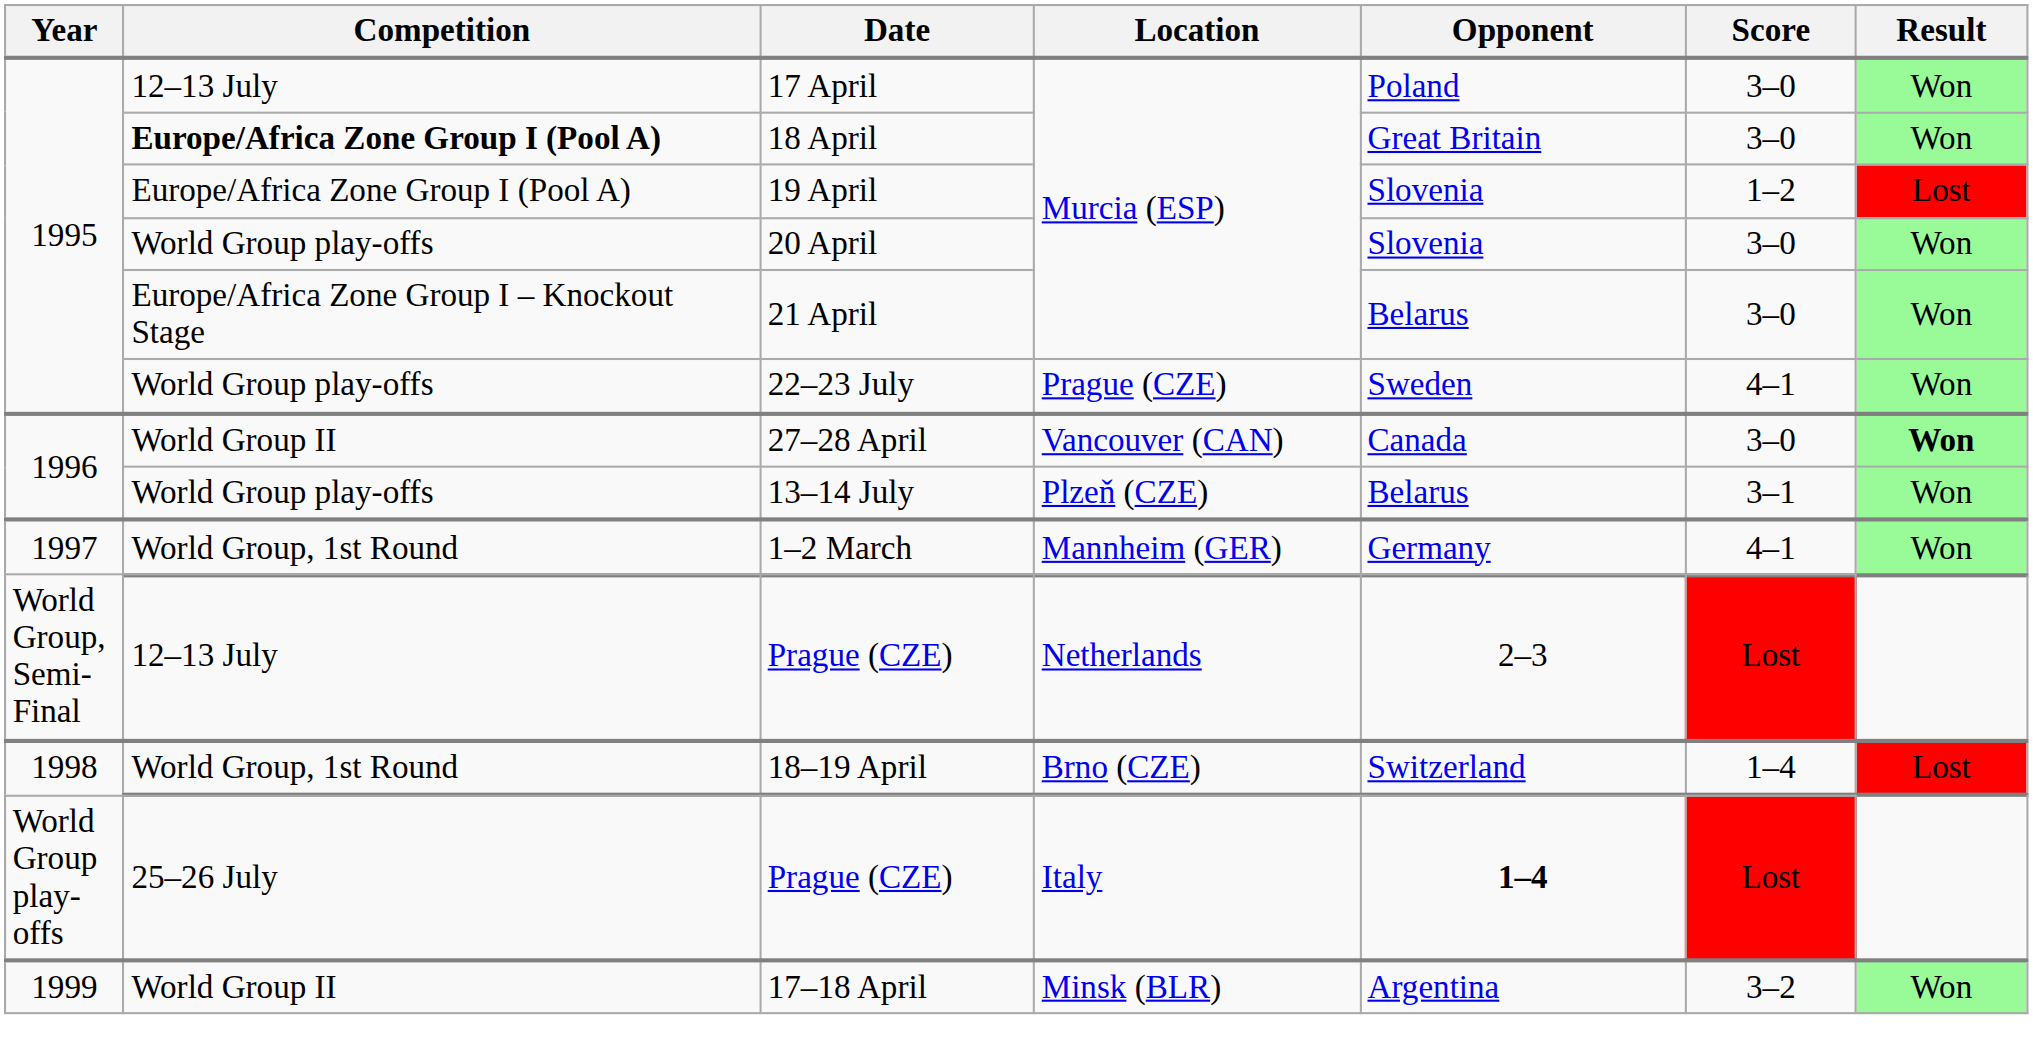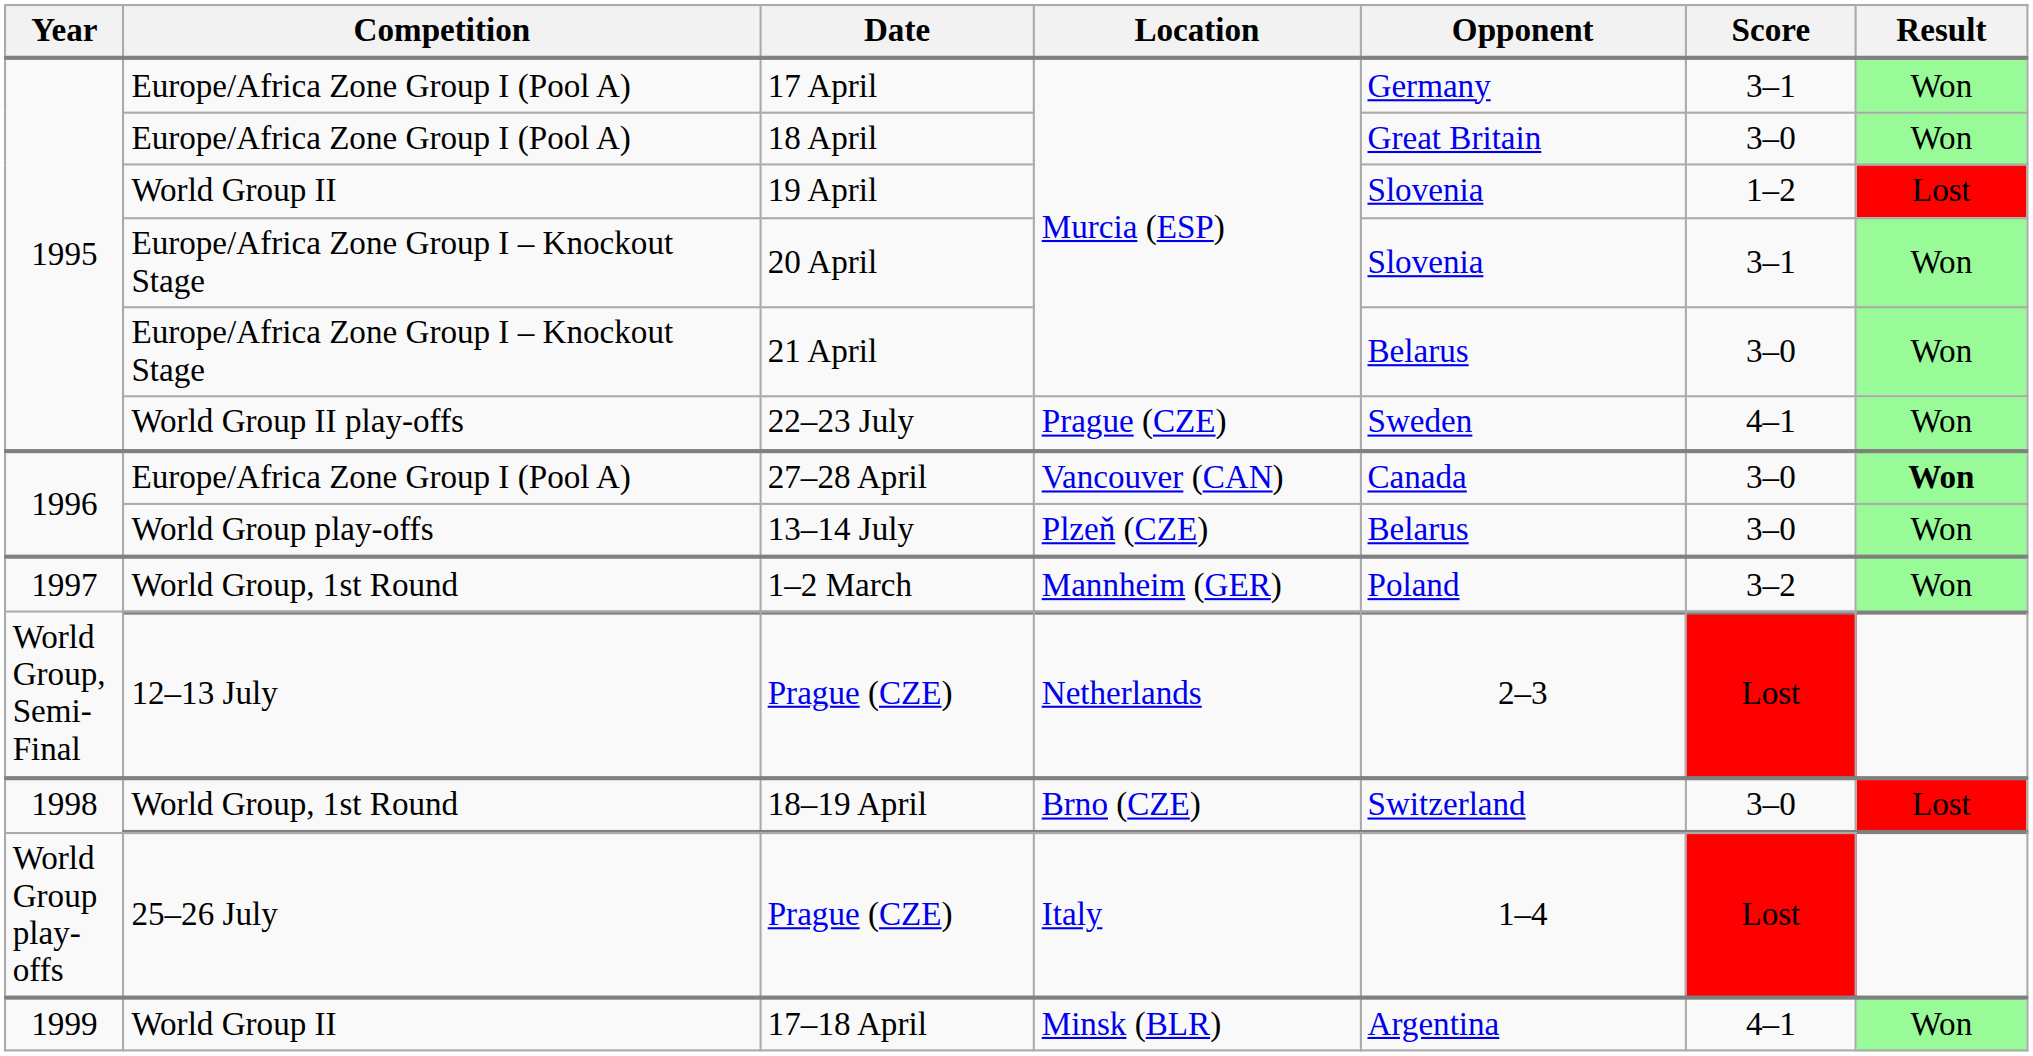(205, 85) 12–13 July -> (381, 85) Europe/Africa Zone Group I (Pool A)
(1413, 85) Poland -> (1429, 85) Germany
(1771, 85) 3–0 -> (1771, 85) 3–1
(396, 137) bold -> (381, 137) normal
(381, 190) Europe/Africa Zone Group I (Pool A) -> (234, 190) World Group II
(282, 242) World Group play-offs -> (402, 261) Europe/Africa Zone Group I – Knockout Stage
(1771, 242) 3–0 -> (1771, 261) 3–1
(282, 385) World Group play-offs -> (298, 422) World Group II play-offs
(234, 439) World Group II -> (381, 477) Europe/Africa Zone Group I (Pool A)
(1771, 492) 3–1 -> (1771, 529) 3–0
(1429, 546) Germany -> (1413, 584) Poland
(1771, 546) 4–1 -> (1771, 584) 3–2
(1771, 766) 1–4 -> (1771, 804) 3–0
(1523, 876) bold -> (1523, 913) normal
(1771, 986) 3–2 -> (1771, 1024) 4–1
